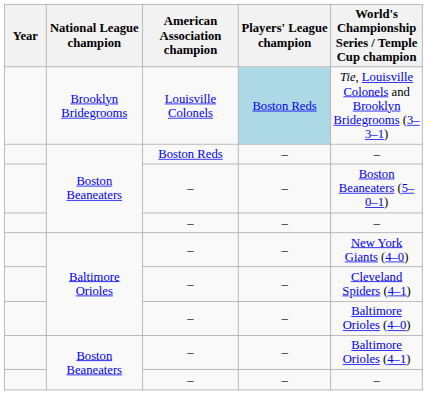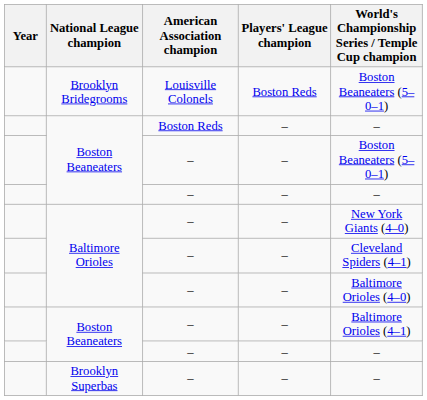(285, 105) lightblue background -> (285, 91) no background
(377, 105) Tie, Louisville Colonels and Brooklyn Bridegrooms (3–3–1) -> (377, 91) Boston Beaneaters (5–0–1)
+ row: (94, 378)
